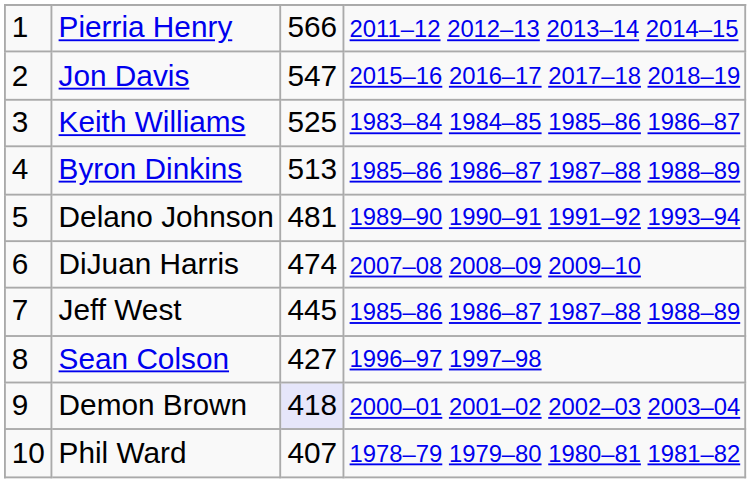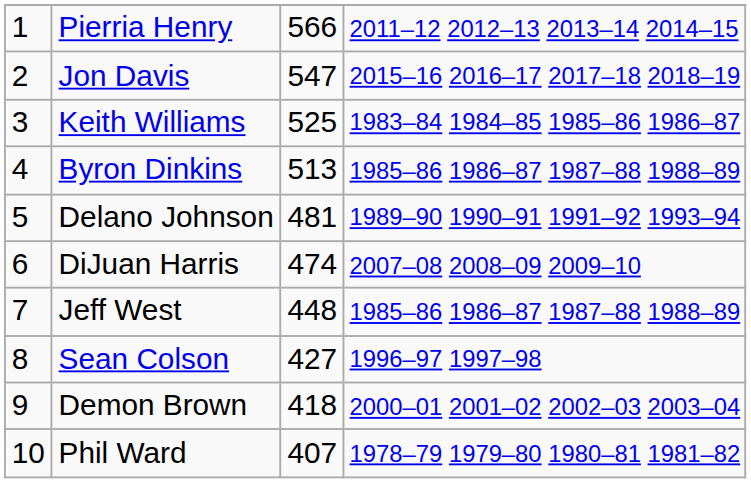(312, 311) 445 -> (312, 311) 448
(312, 405) lavender background -> (312, 405) no background
